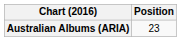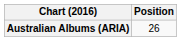(154, 28) 23 -> (154, 28) 26
